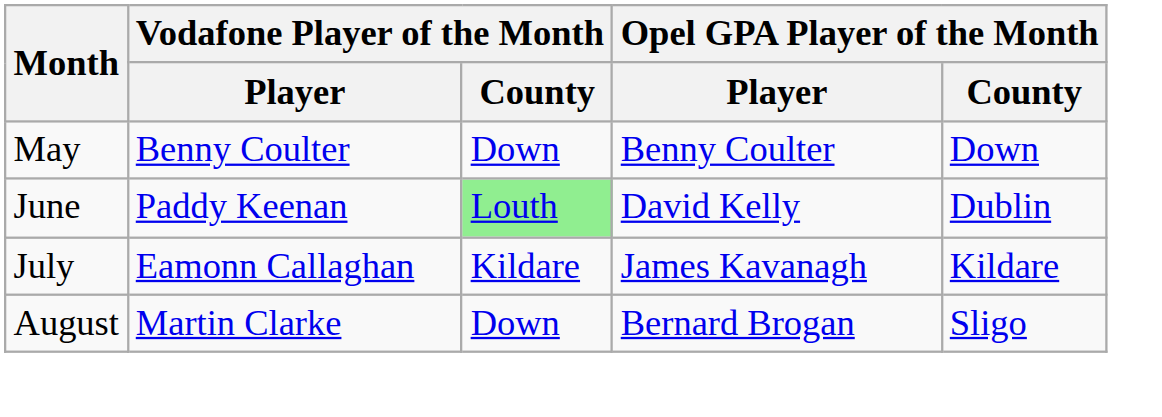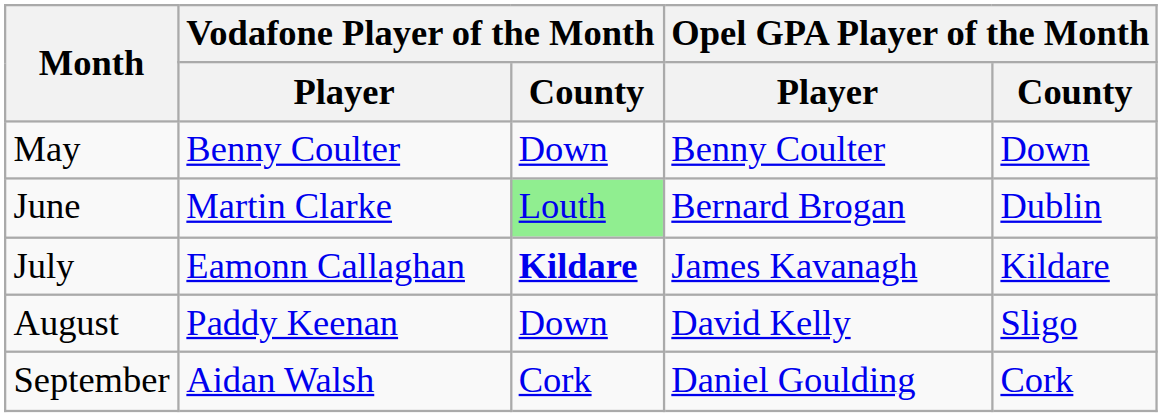(242, 206) Paddy Keenan -> (289, 206) Martin Clarke
(710, 206) David Kelly -> (788, 206) Bernard Brogan
(525, 264) normal -> (578, 264) bold
(239, 322) Martin Clarke -> (292, 322) Paddy Keenan
(738, 322) Bernard Brogan -> (761, 322) David Kelly
+ row: (92, 380)
